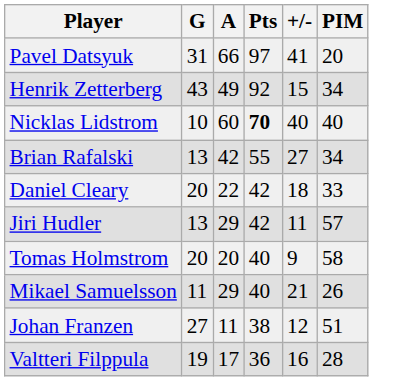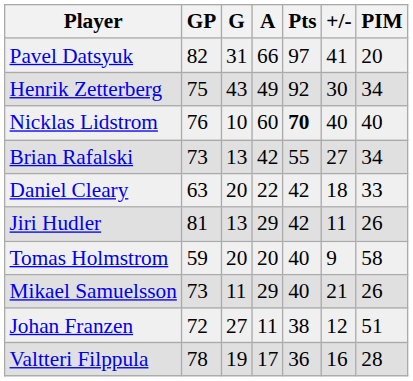+ column: (201, 21)
(298, 88) 15 -> (337, 88) 30
(333, 223) 57 -> (372, 223) 26
